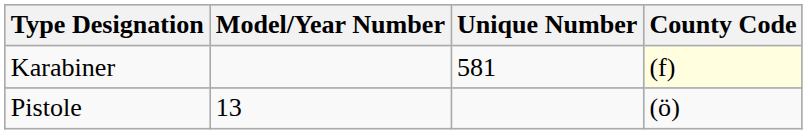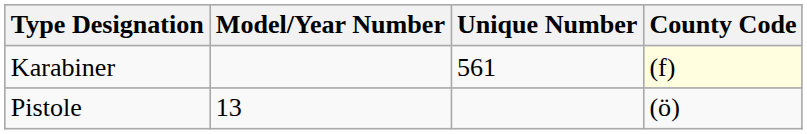(477, 66) 581 -> (477, 66) 561
